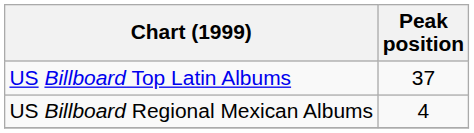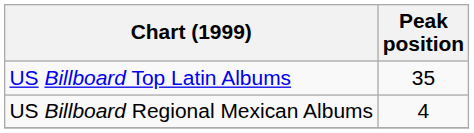(423, 77) 37 -> (423, 77) 35
